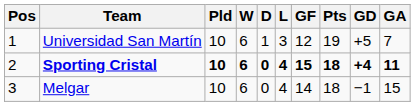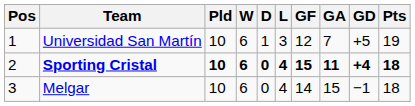columns swapped: (395, 16) <-> (335, 16)
